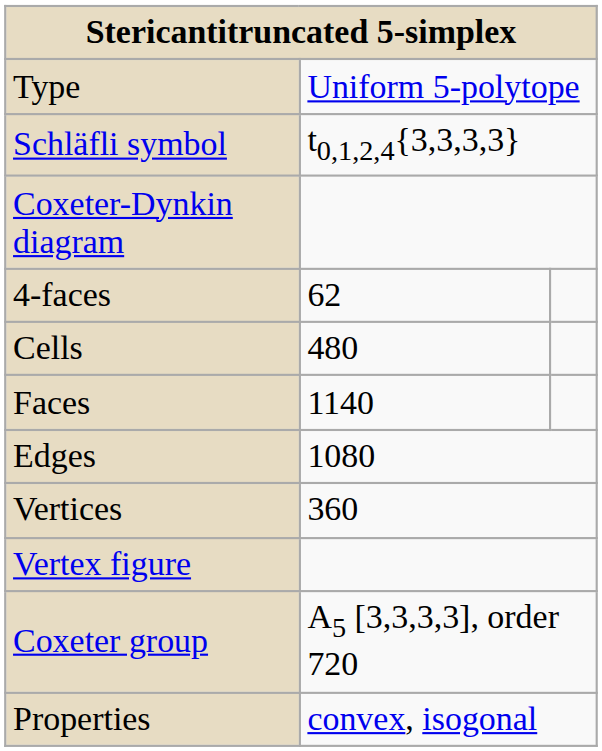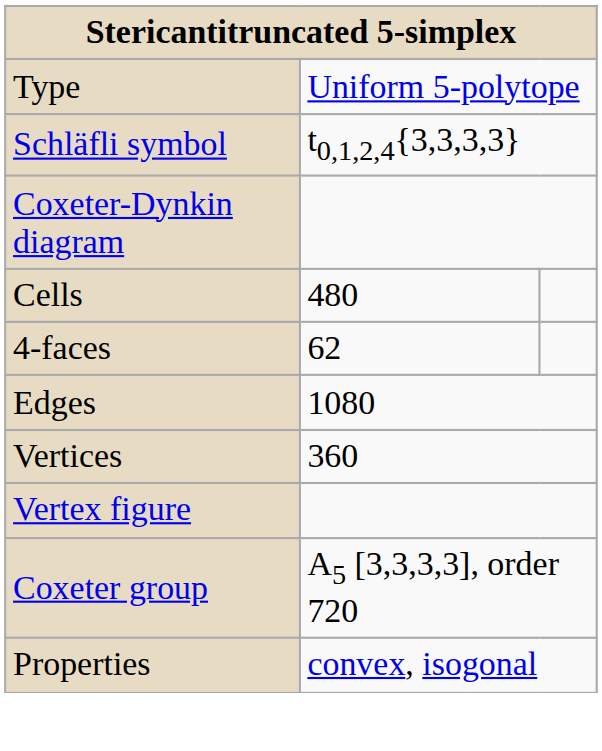rows swapped: (62, 294) <-> (48, 348)
- row: (52, 402)
